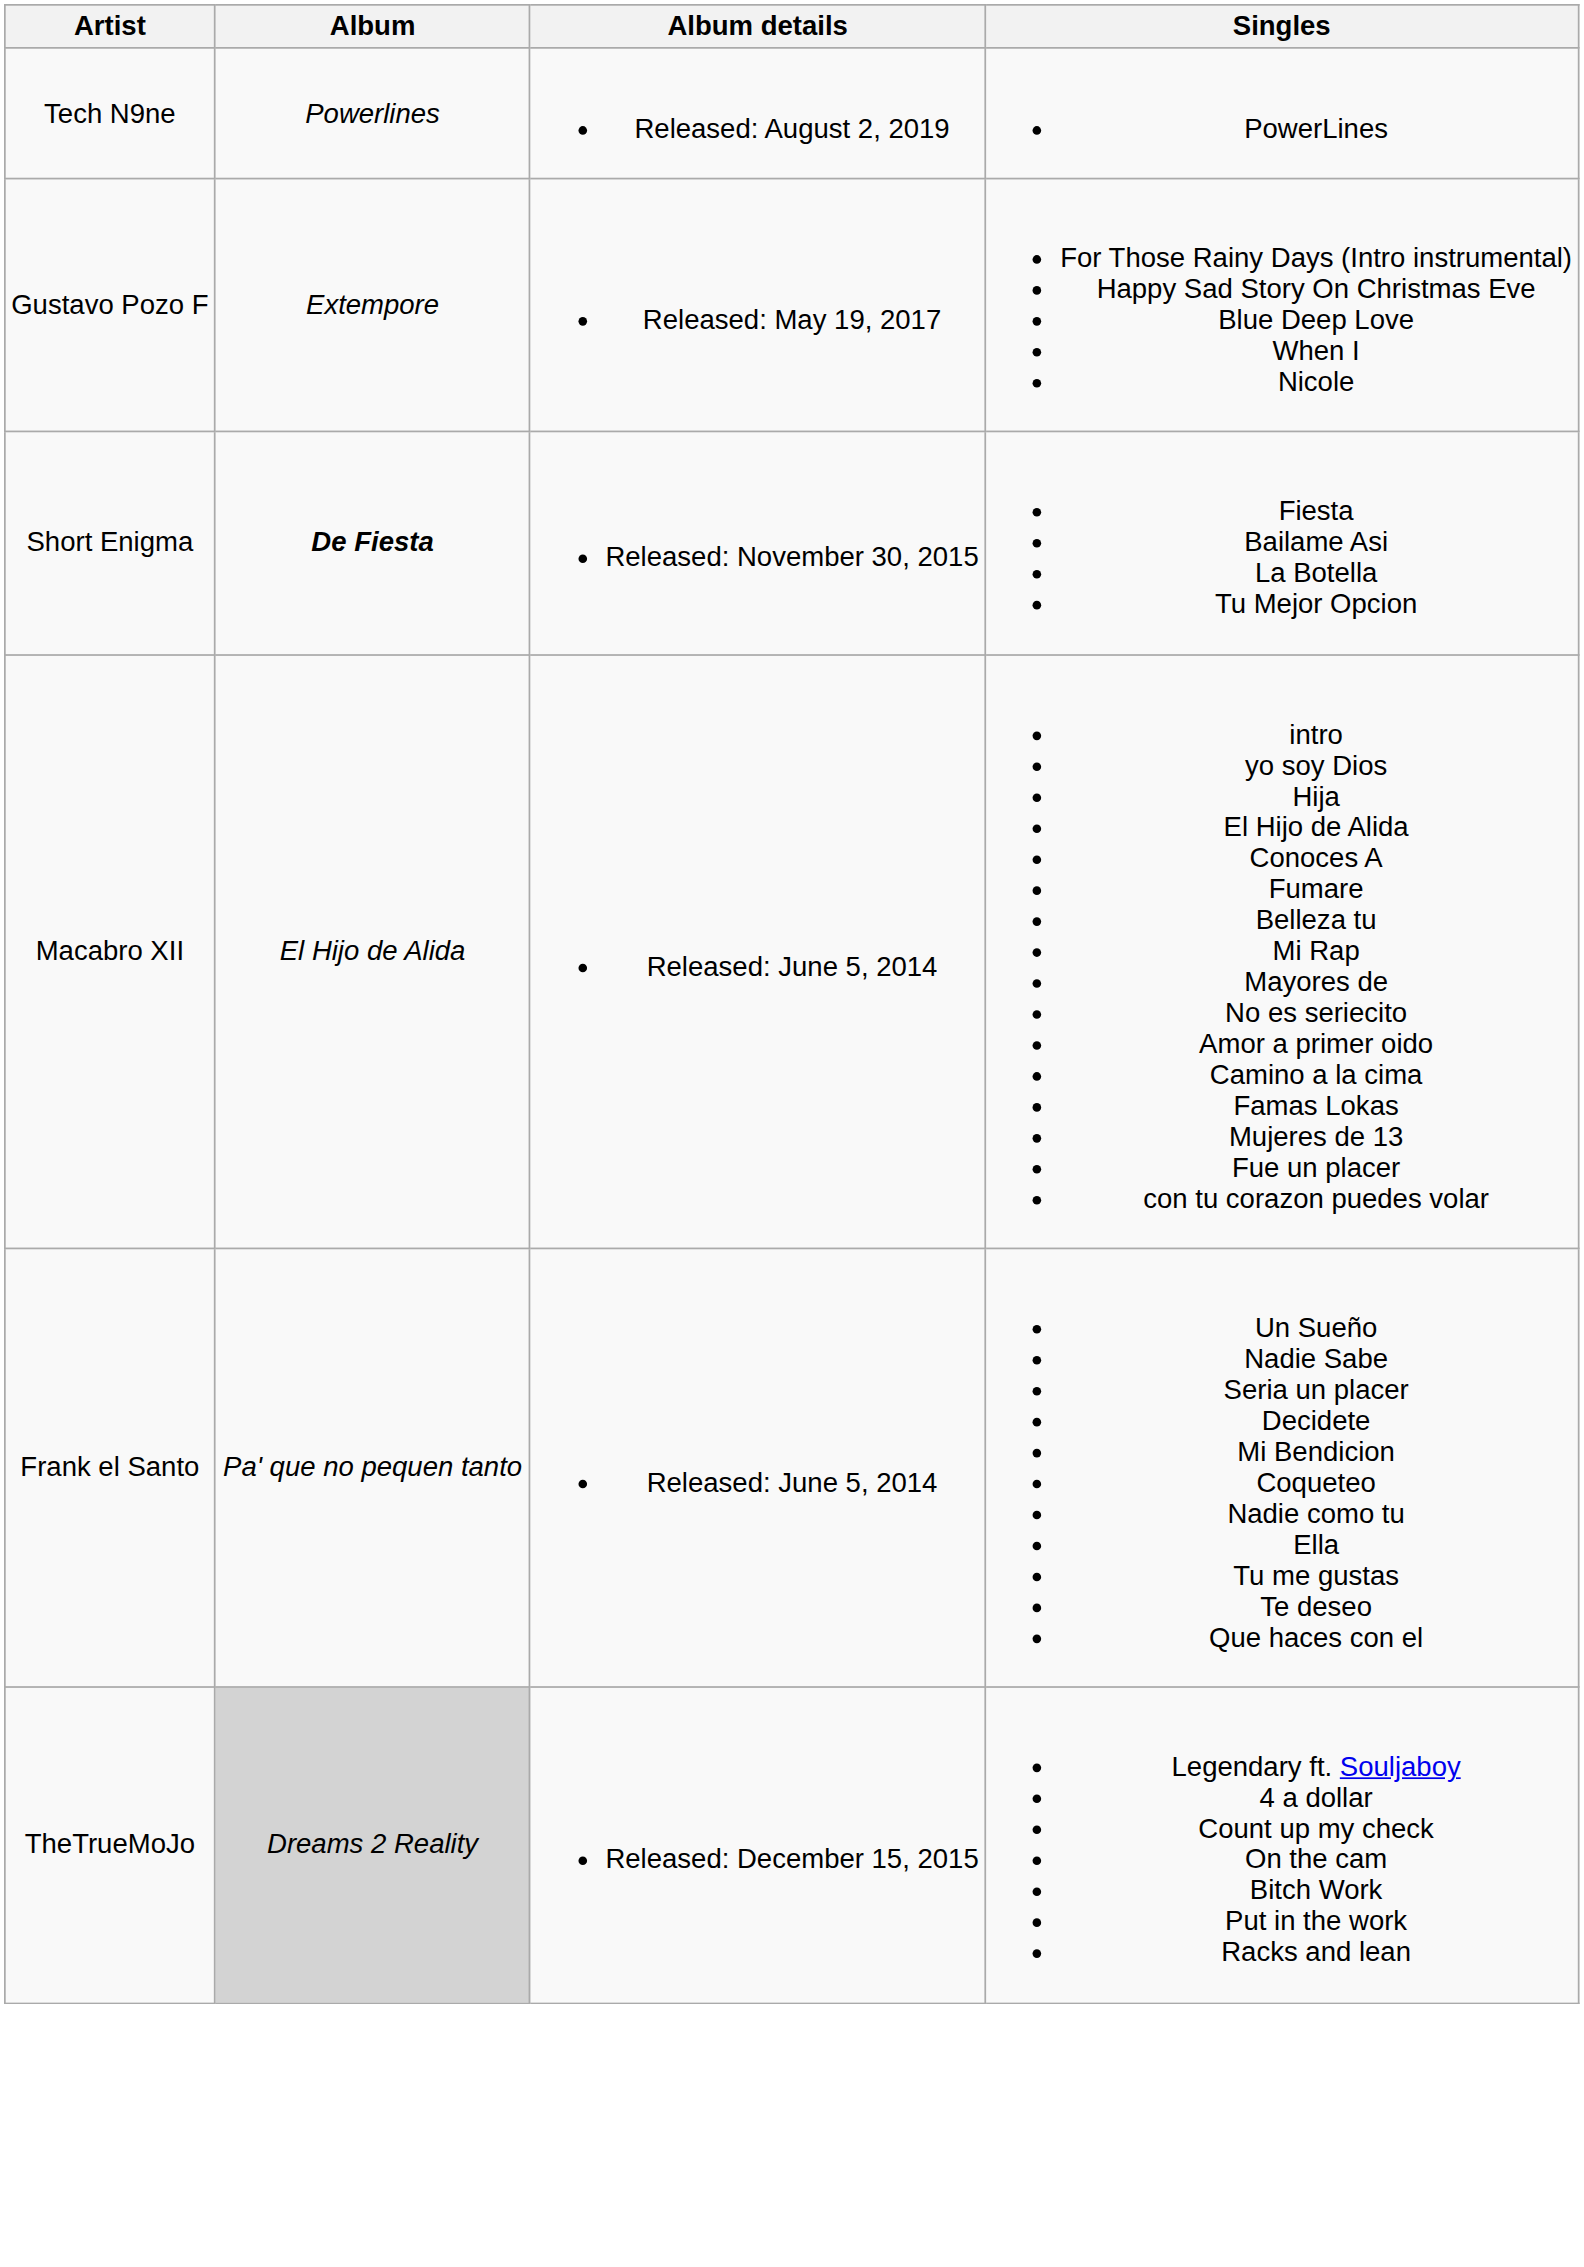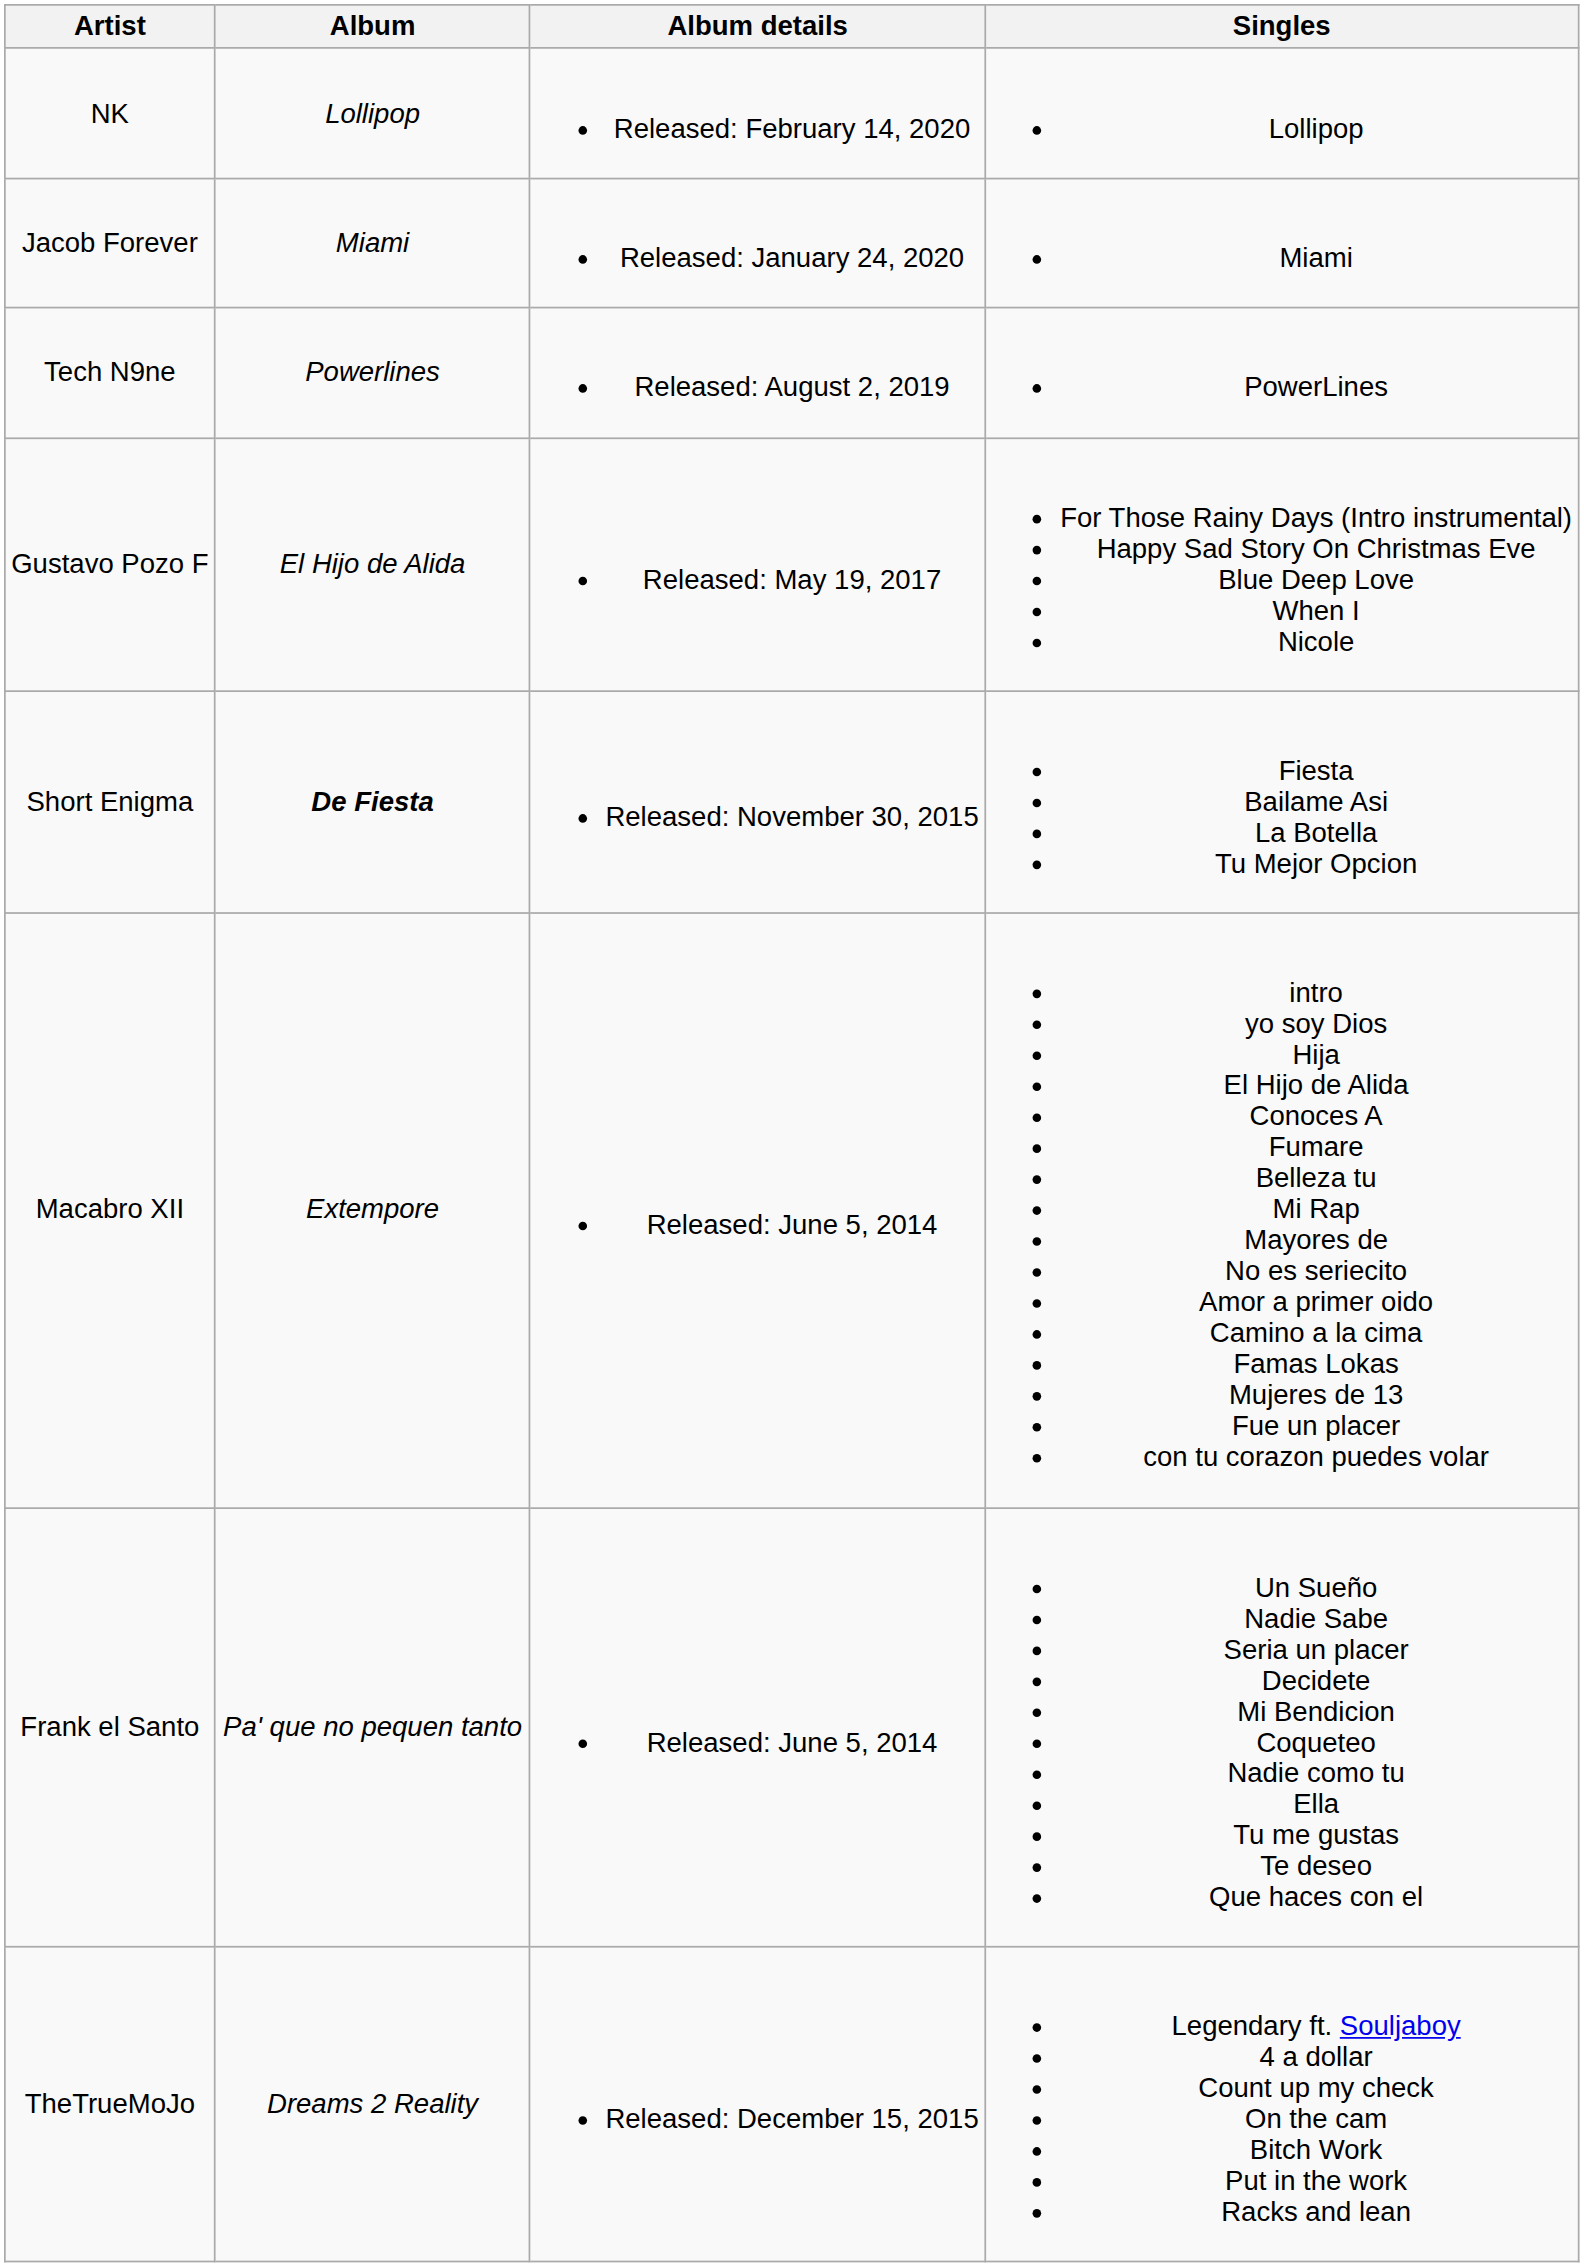+ row: (110, 112)
+ row: (110, 242)
(373, 304) Extempore -> (373, 563) El Hijo de Alida
(373, 950) El Hijo de Alida -> (373, 1210) Extempore
(373, 1844) lightgrey background -> (373, 2104) no background
